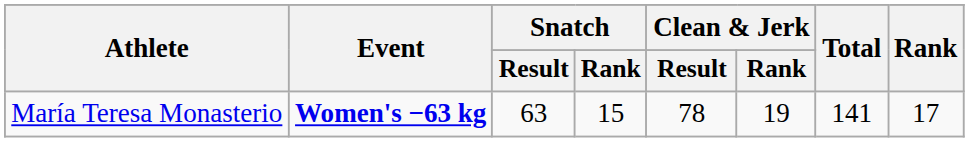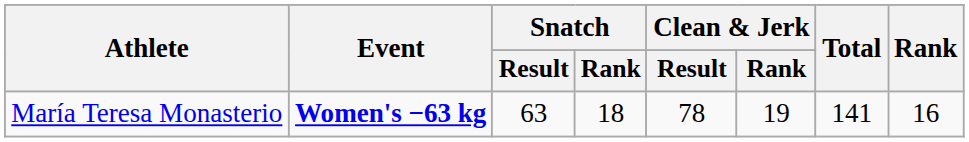(611, 114) 15 -> (611, 114) 18
(926, 114) 17 -> (926, 114) 16
